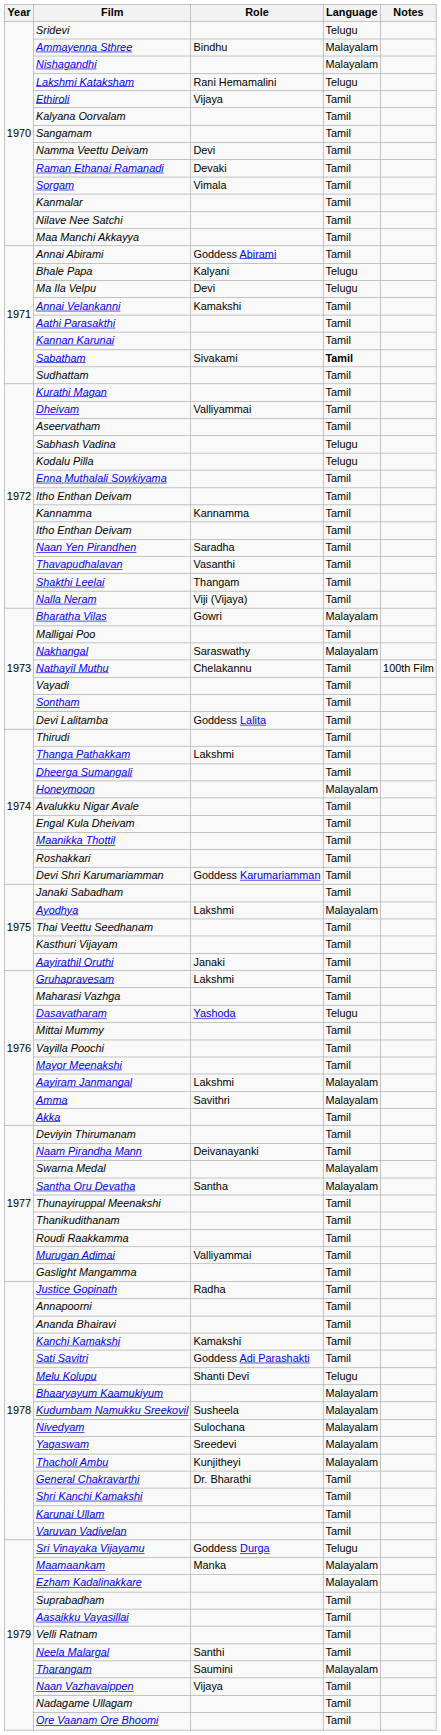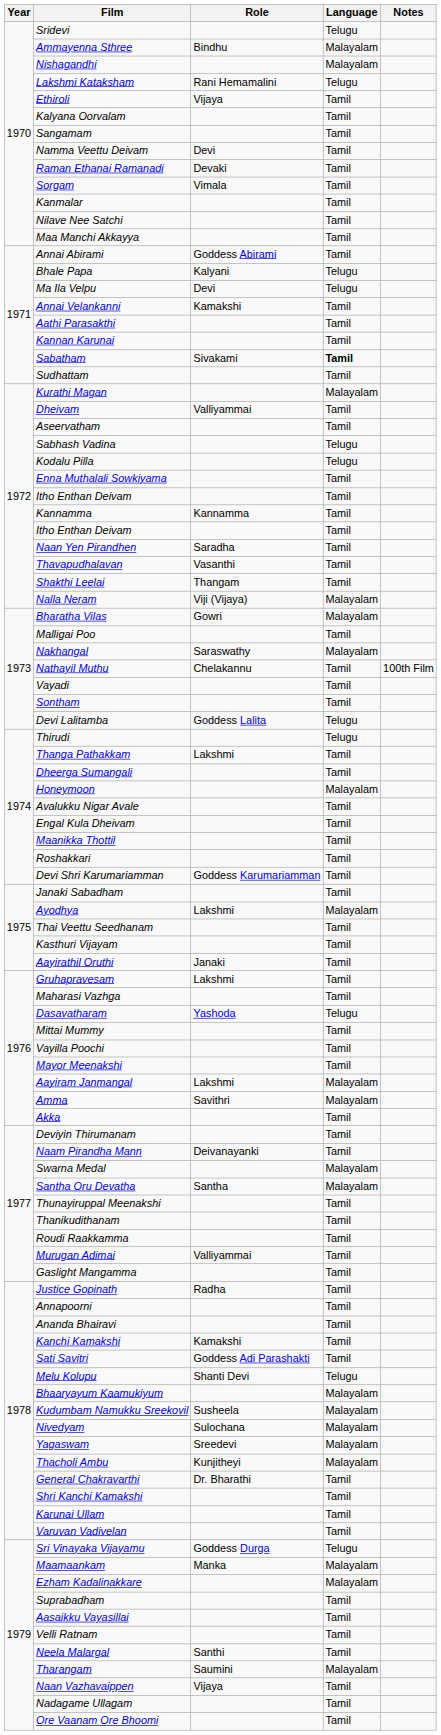(338, 392) Tamil -> (352, 392) Malayalam
(338, 599) Tamil -> (352, 599) Malayalam
(338, 720) Tamil -> (342, 720) Telugu
(338, 737) Tamil -> (342, 737) Telugu
